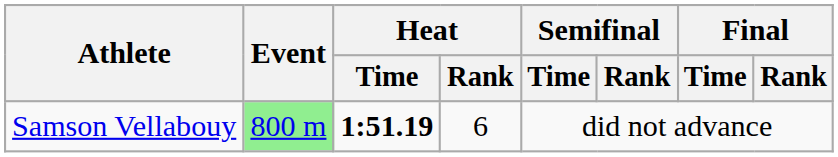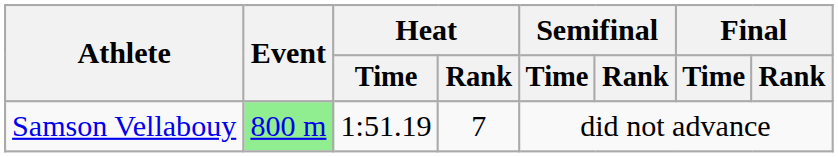(387, 126) bold -> (386, 126) normal
(480, 126) 6 -> (479, 126) 7
